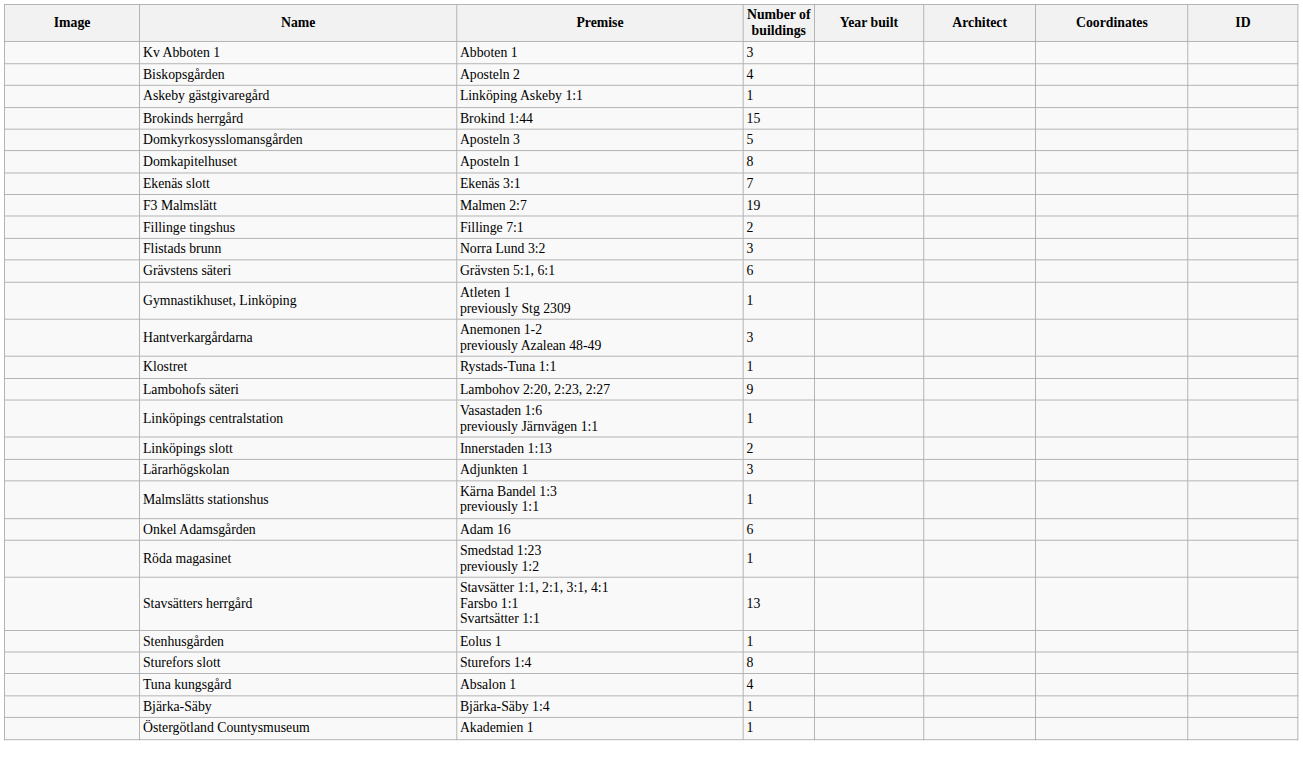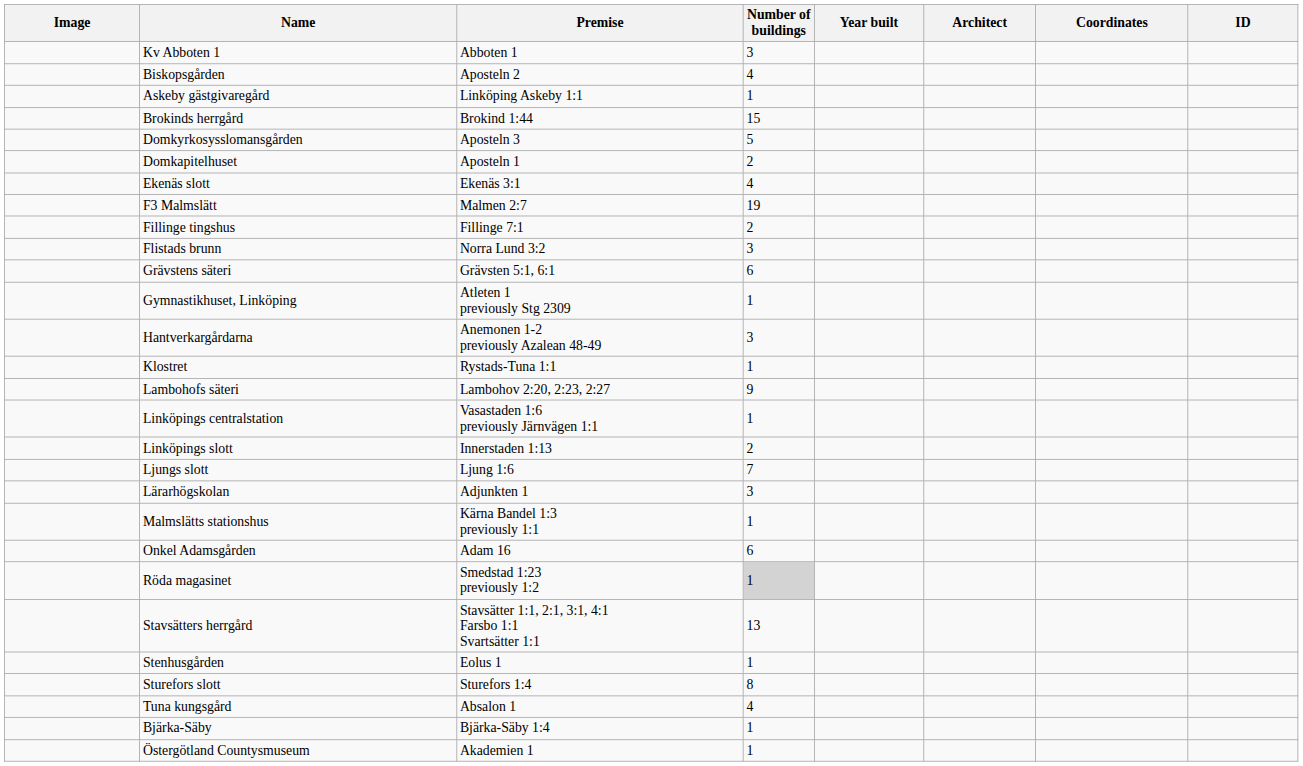(750, 161) 8 -> (750, 161) 2
(750, 183) 7 -> (750, 183) 4
+ row: (176, 470)
(750, 558) no background -> (750, 580) lightgrey background
